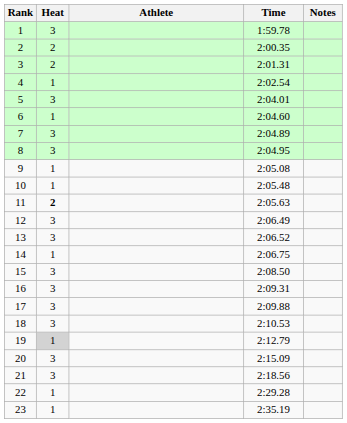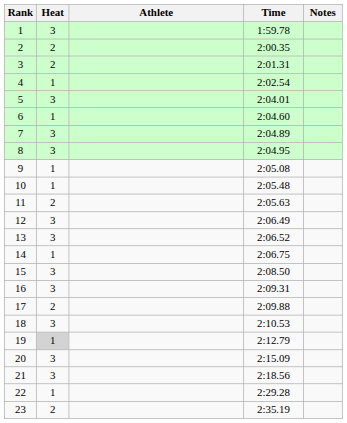(53, 202) bold -> (53, 202) normal
(53, 306) 3 -> (53, 306) 2
(53, 409) 1 -> (53, 409) 2
